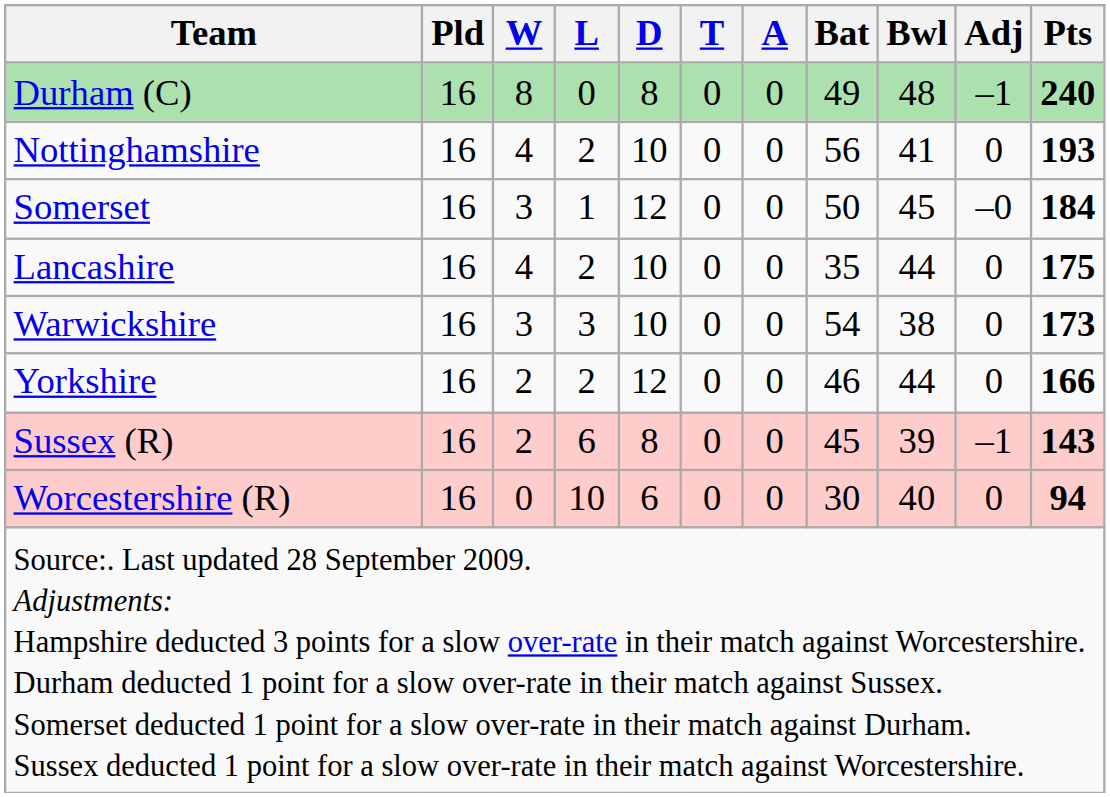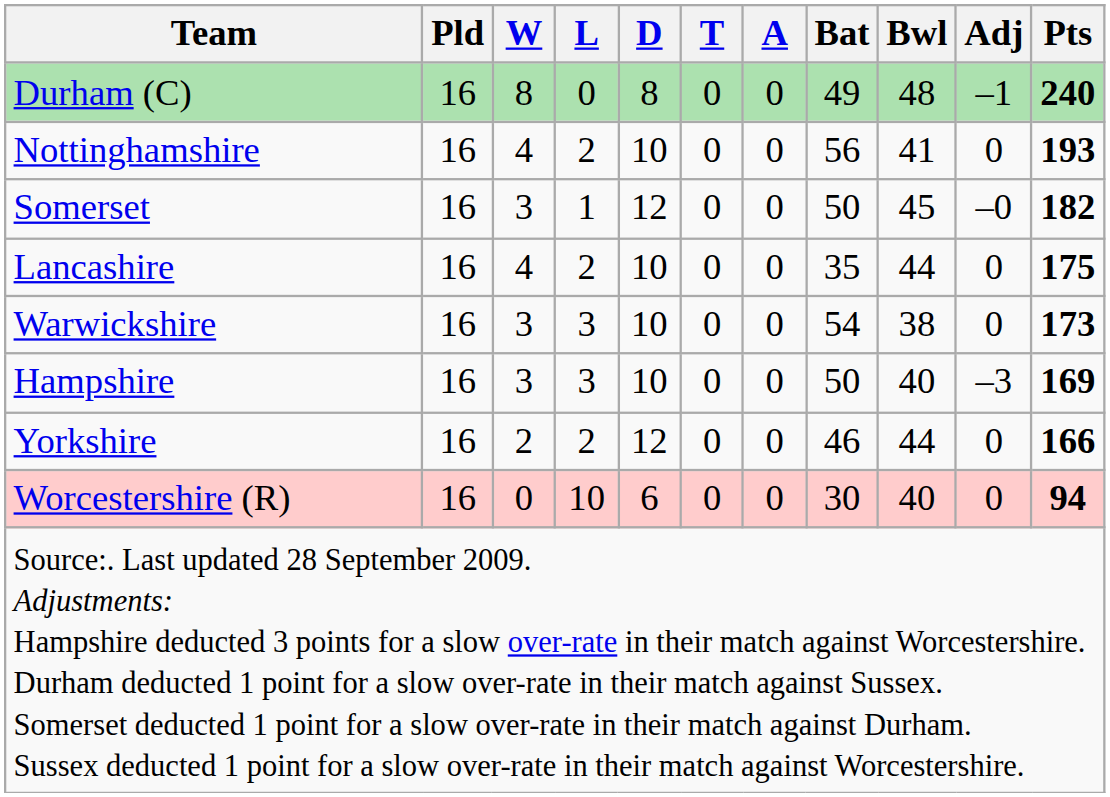(1068, 207) 184 -> (1068, 207) 182
+ row: (94, 382)
- row: (93, 440)
